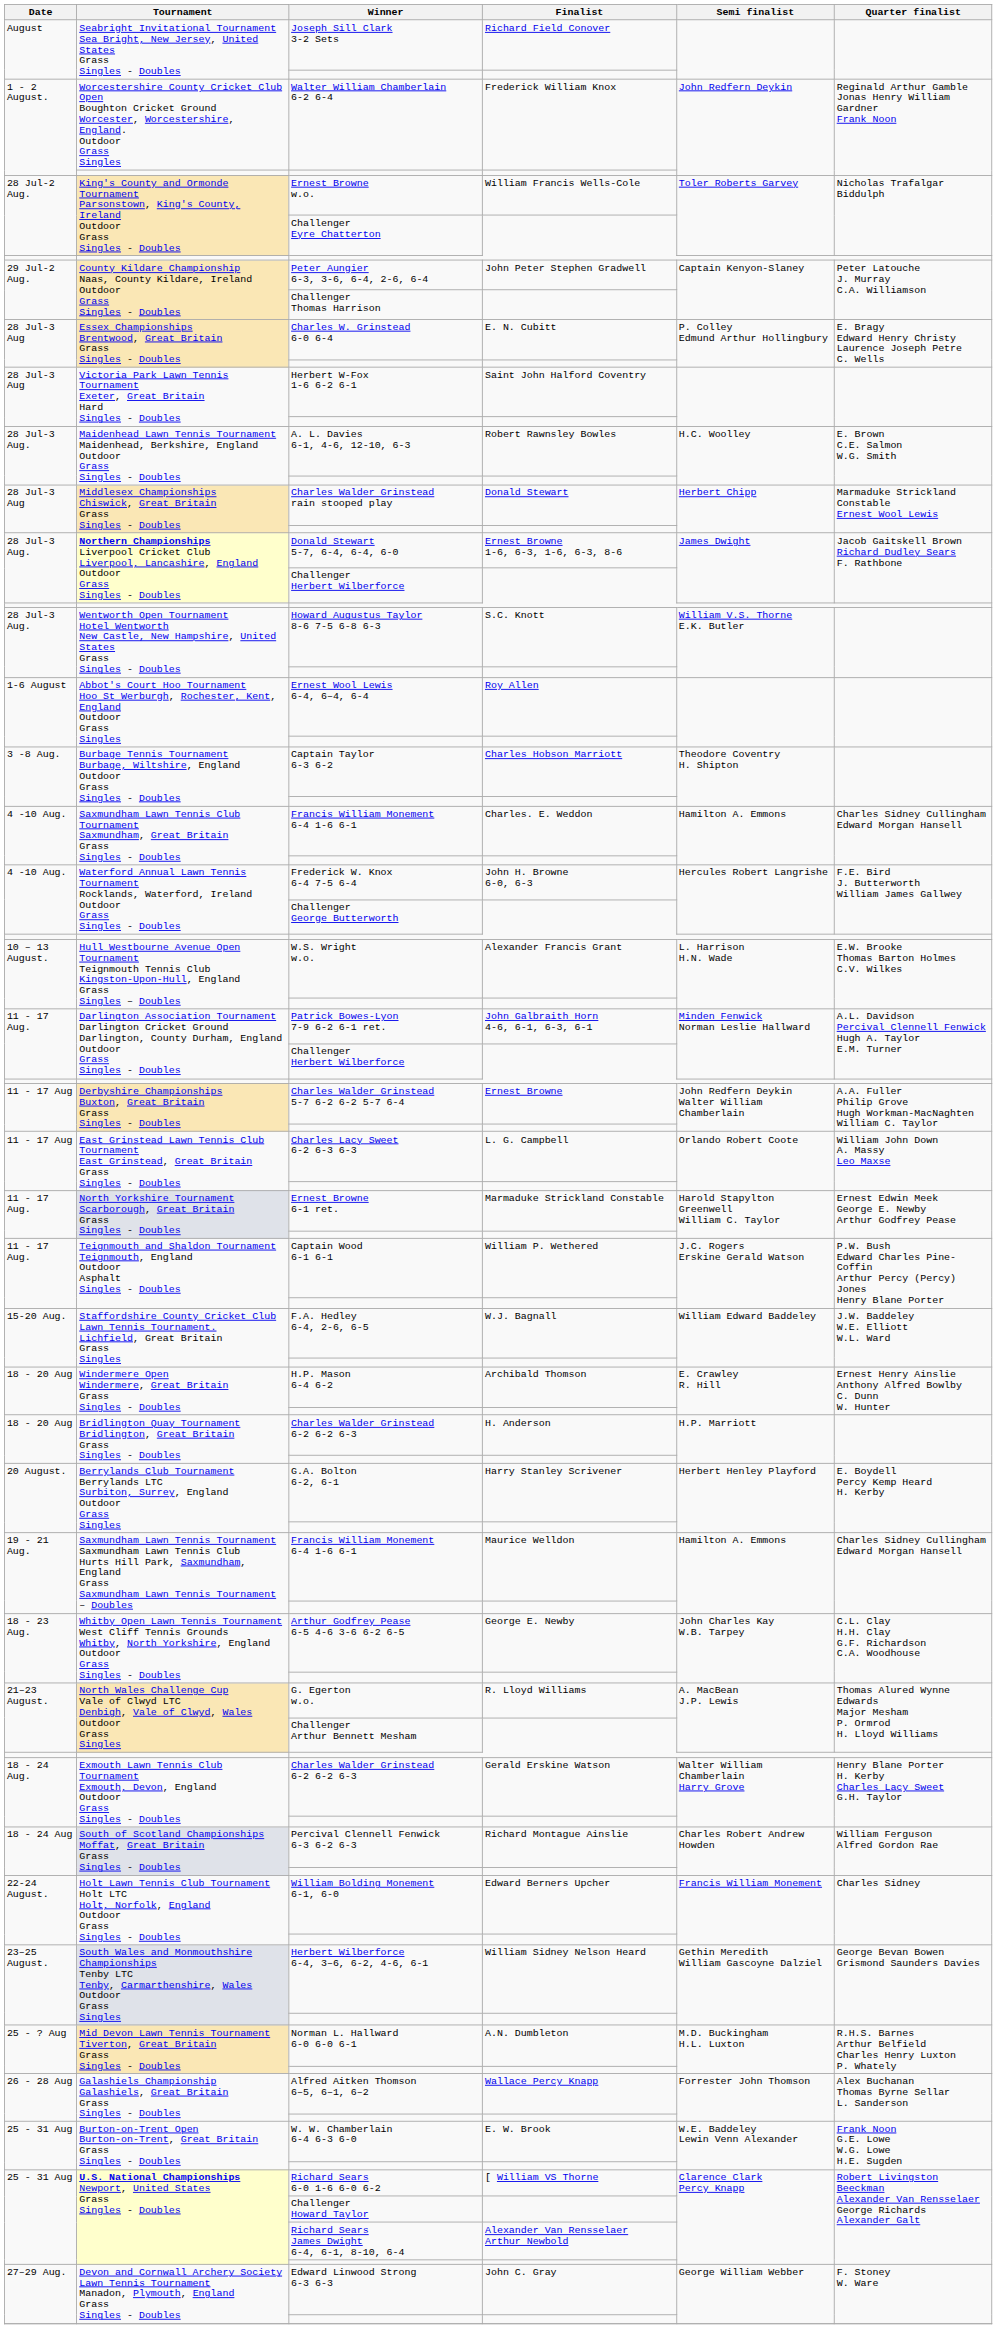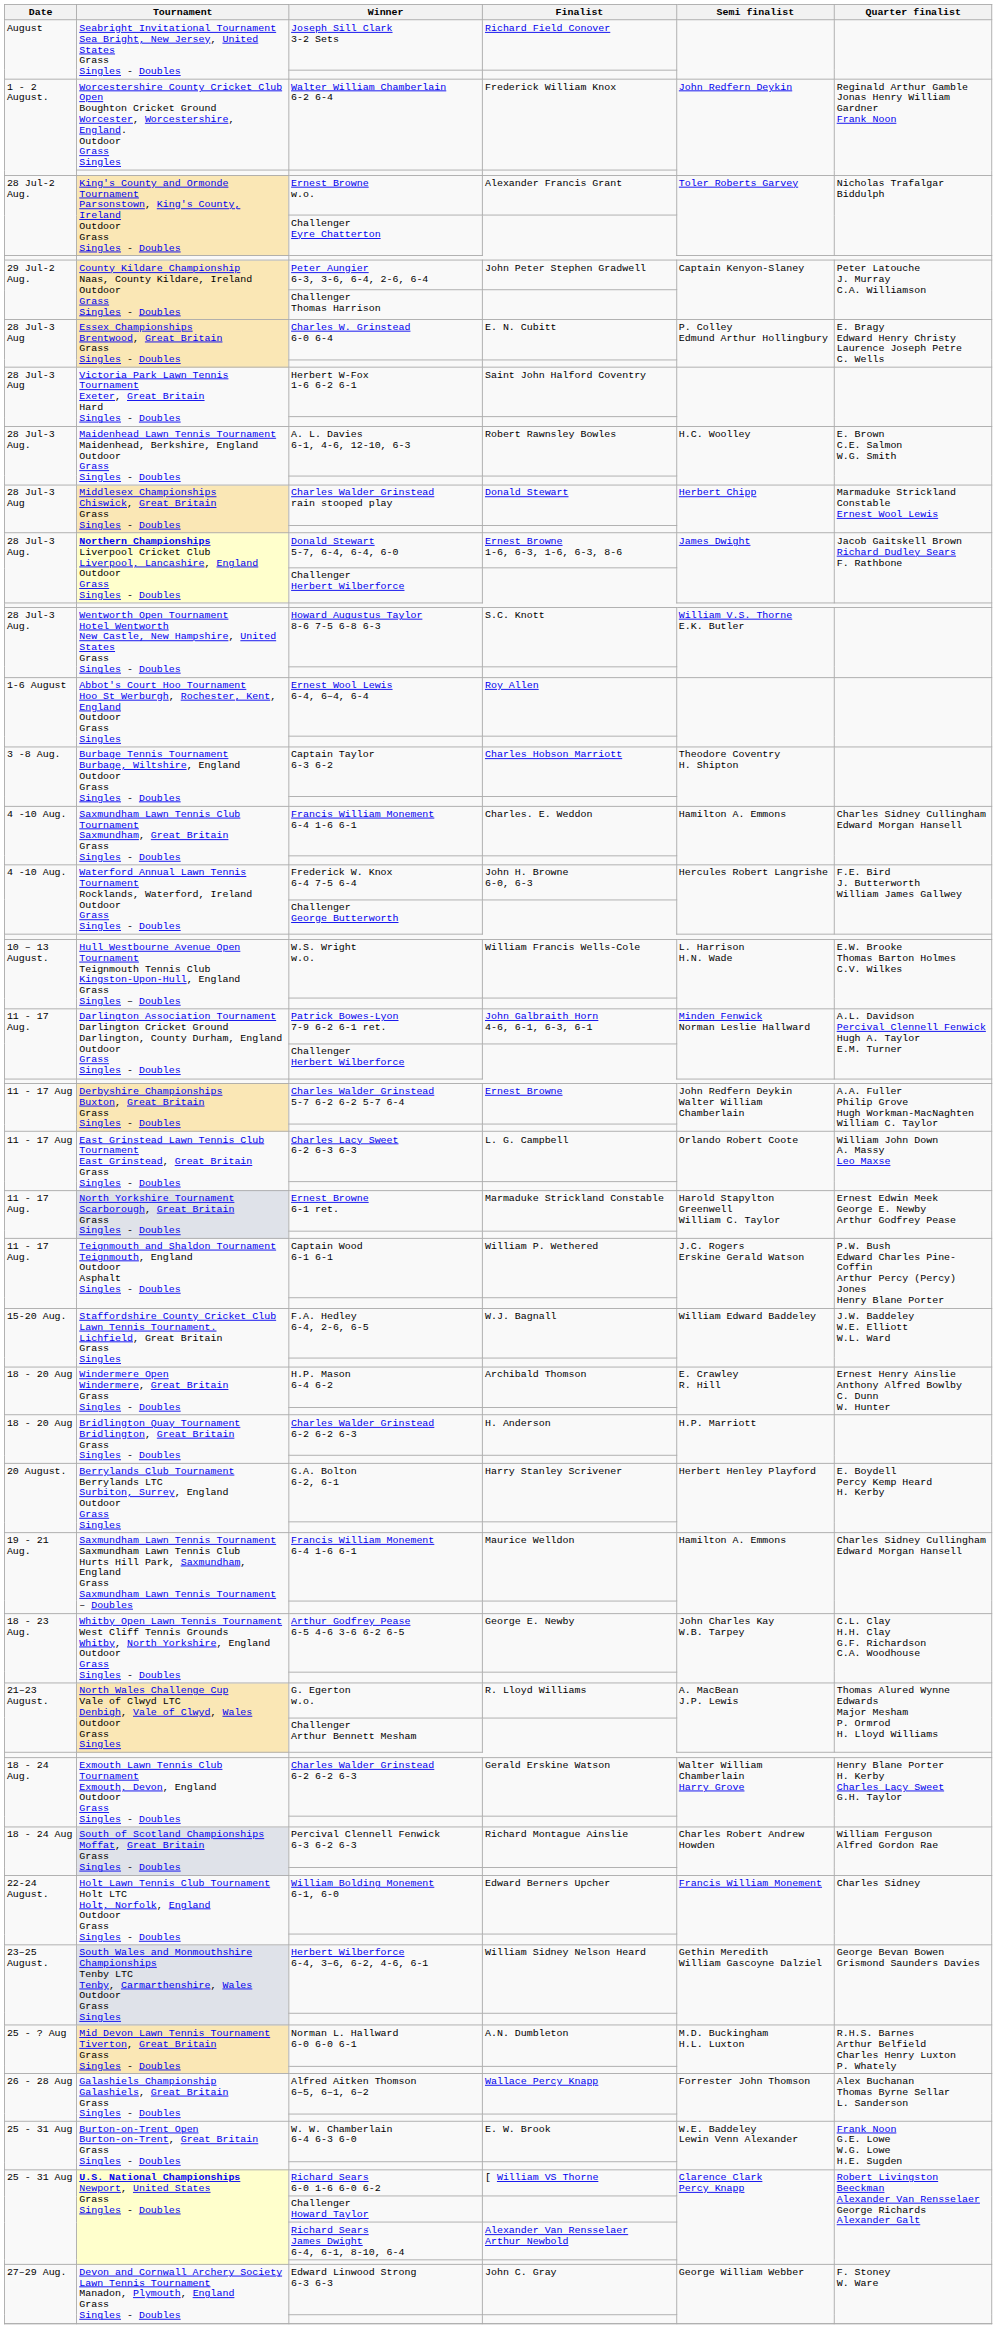(563, 183) William Francis Wells-Cole -> (554, 183) Alexander Francis Grant
(554, 947) Alexander Francis Grant -> (563, 947) William Francis Wells-Cole
